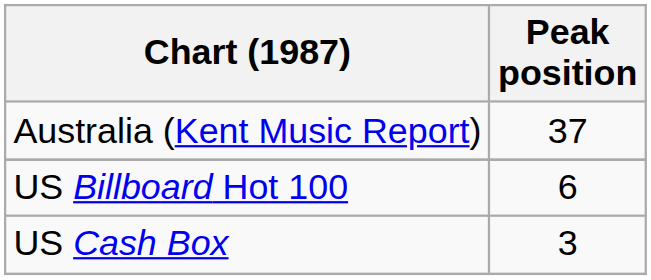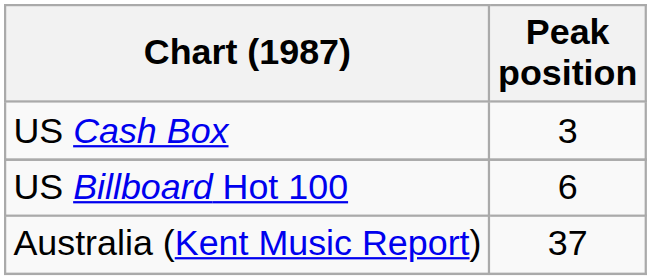rows swapped: (247, 130) <-> (121, 243)
